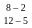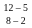rows swapped: (16, 21) <-> (16, 7)
